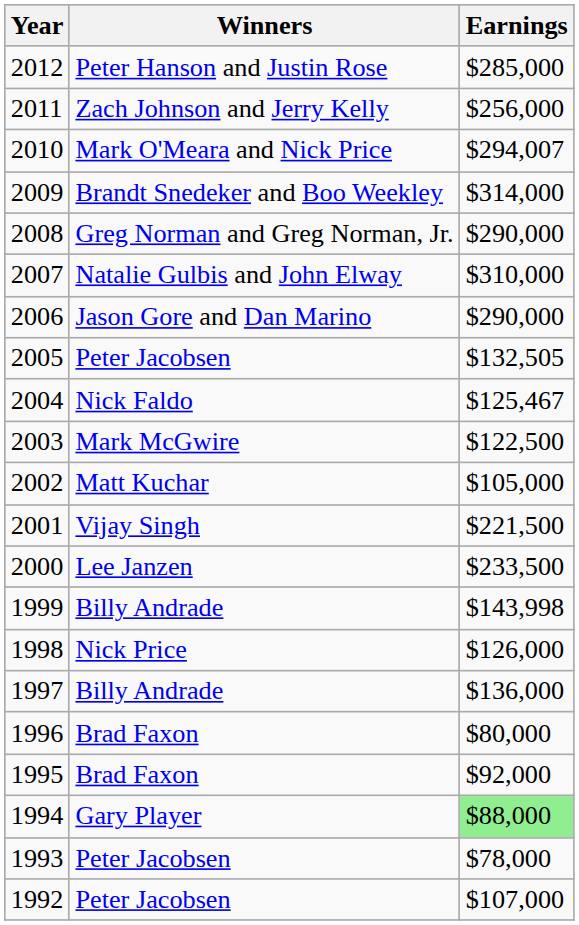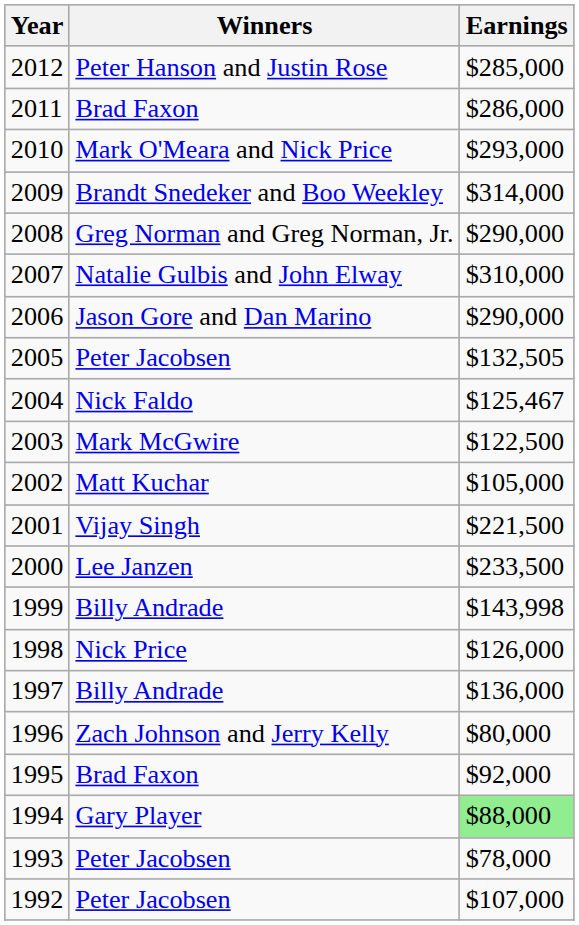(232, 108) Zach Johnson and Jerry Kelly -> (137, 108) Brad Faxon
(515, 108) $256,000 -> (515, 108) $286,000
(515, 150) $294,007 -> (515, 150) $293,000
(137, 732) Brad Faxon -> (232, 732) Zach Johnson and Jerry Kelly
